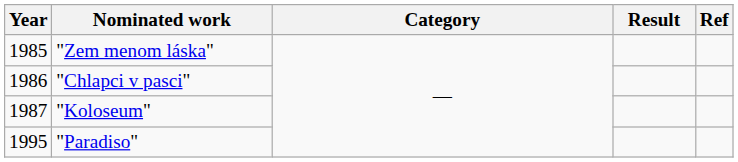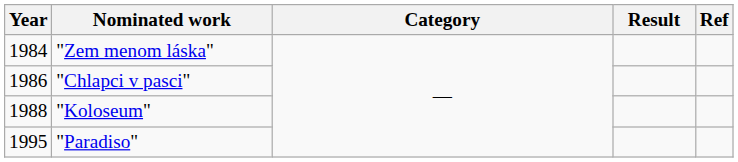(28, 50) 1985 -> (28, 50) 1984
(28, 111) 1987 -> (28, 111) 1988
